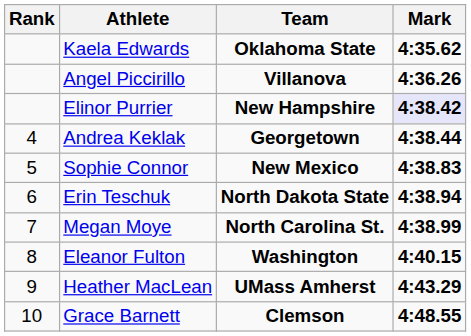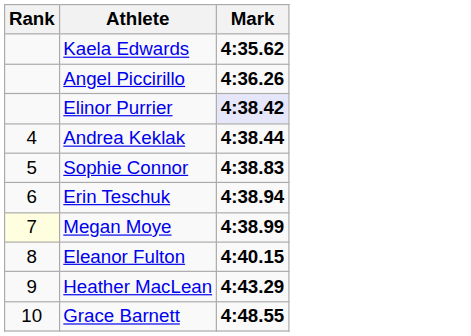- column: (305, 19)
(32, 227) no background -> (32, 227) lightyellow background
